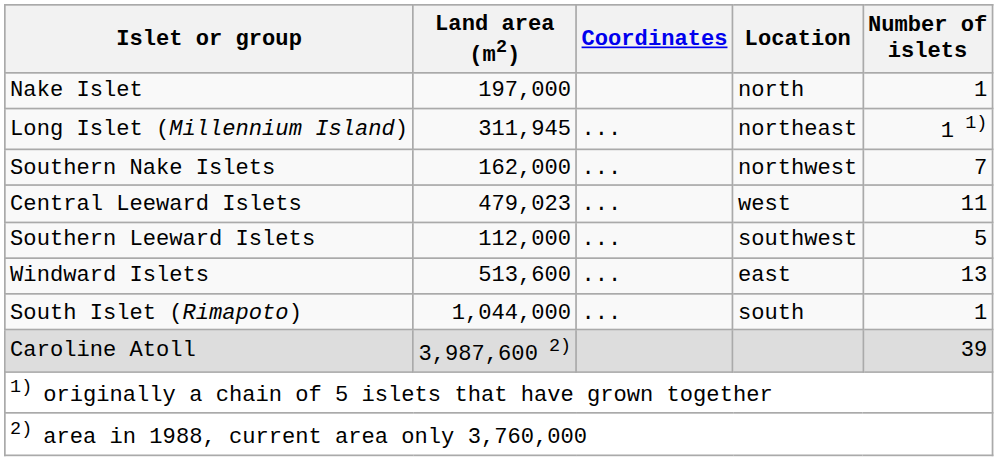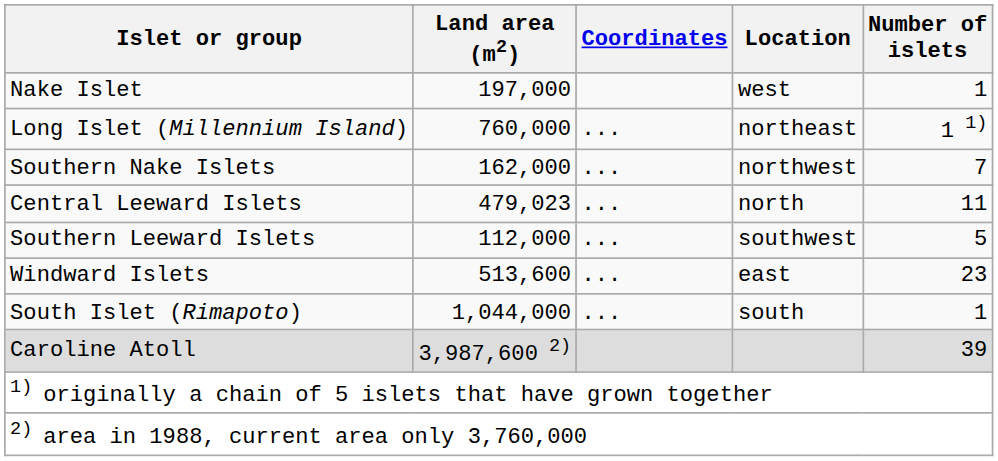(771, 90) north -> (765, 90) west
(525, 129) 311,945 -> (525, 129) 760,000
(765, 204) west -> (771, 204) north
(974, 276) 13 -> (974, 276) 23
